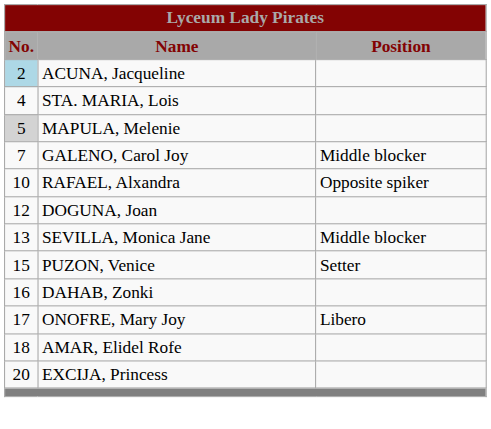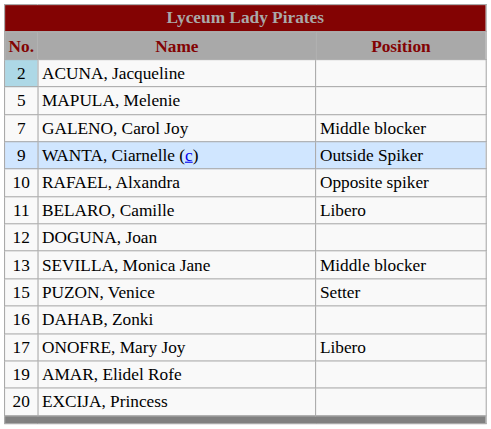- row: (110, 100)
(21, 127) lightgrey background -> (21, 100) no background
+ row: (120, 155)
+ row: (108, 210)
(21, 347) 18 -> (21, 374) 19
